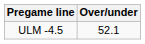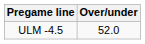(109, 30) 52.1 -> (109, 30) 52.0
